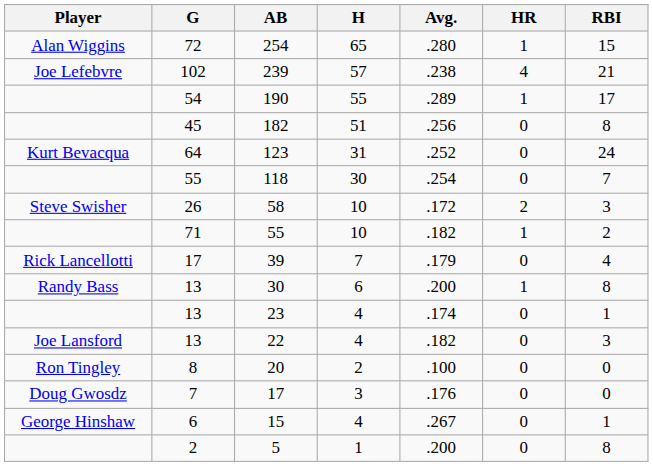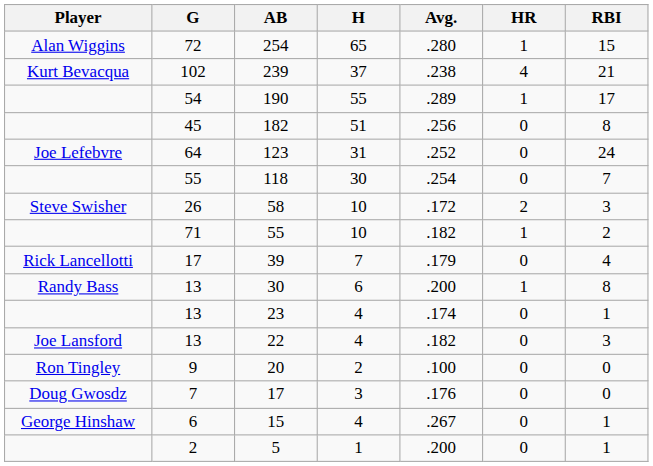(78, 71) Joe Lefebvre -> (78, 71) Kurt Bevacqua
(358, 71) 57 -> (358, 71) 37
(78, 152) Kurt Bevacqua -> (78, 152) Joe Lefebvre
(193, 367) 8 -> (193, 367) 9
(607, 448) 8 -> (607, 448) 1
